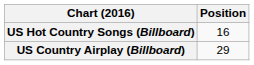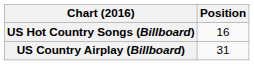(223, 50) 29 -> (223, 50) 31
